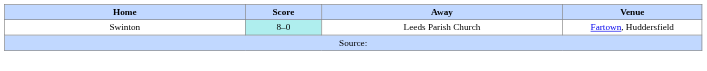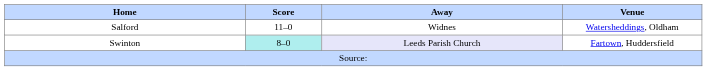+ row: (125, 27)
(442, 27) no background -> (442, 42) lavender background
